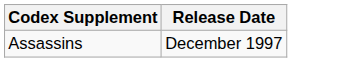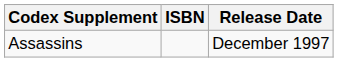+ column: (185, 17)
